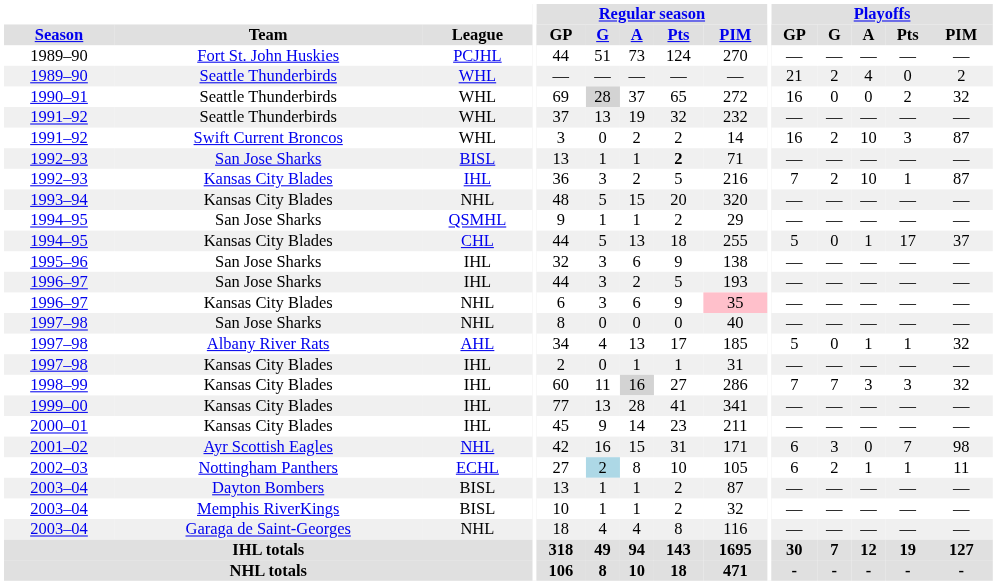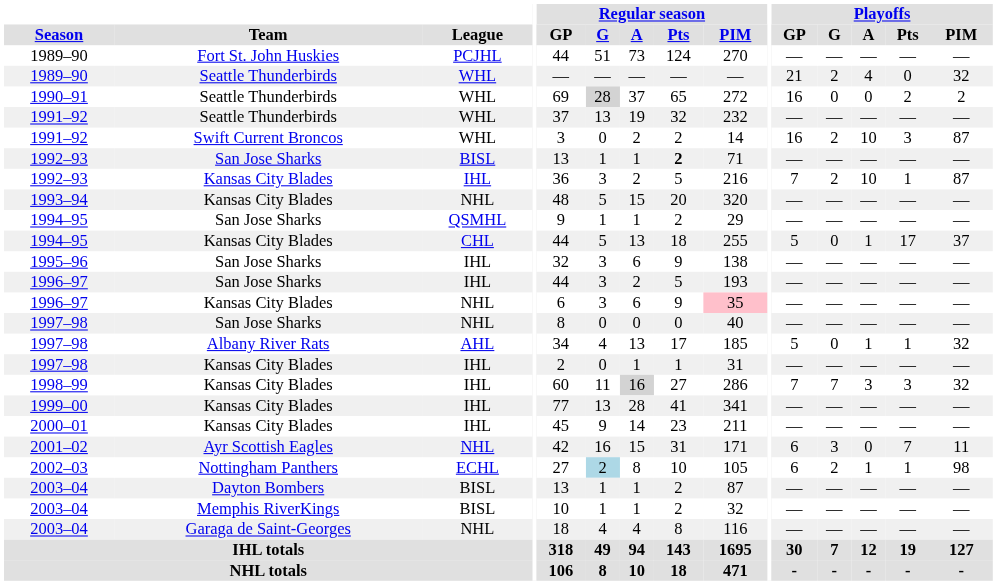(961, 76) 2 -> (961, 76) 32
(961, 96) 32 -> (961, 96) 2
(961, 446) 98 -> (961, 446) 11
(961, 467) 11 -> (961, 467) 98
